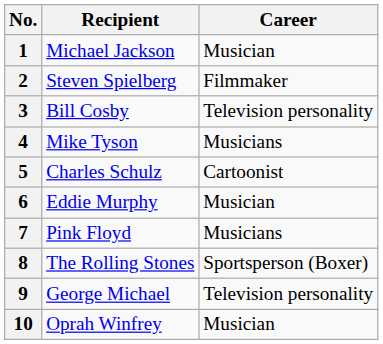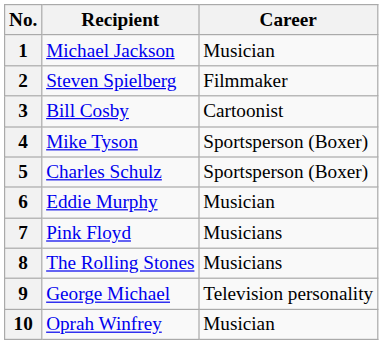(288, 111) Television personality -> (243, 111) Cartoonist
(243, 141) Musicians -> (286, 141) Sportsperson (Boxer)
(243, 171) Cartoonist -> (286, 171) Sportsperson (Boxer)
(286, 263) Sportsperson (Boxer) -> (243, 263) Musicians
